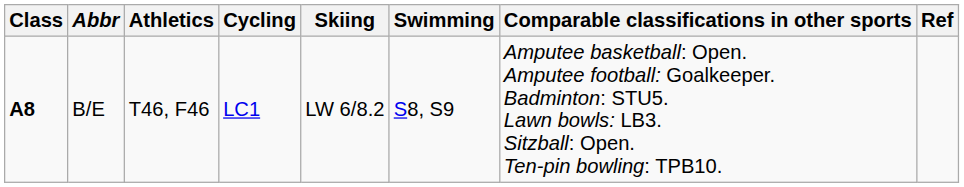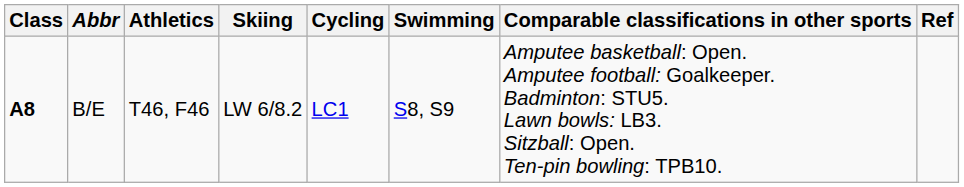columns swapped: (260, 20) <-> (345, 20)
